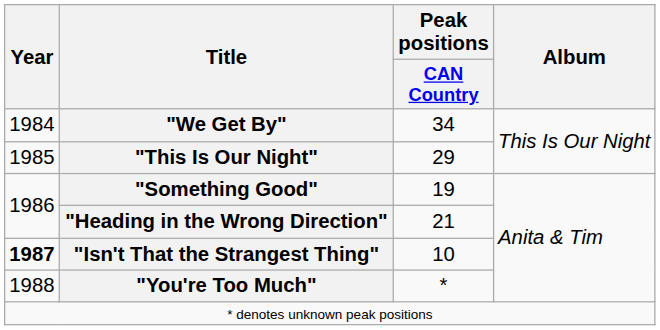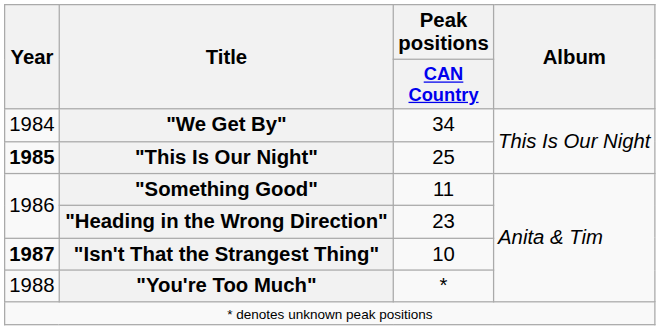(32, 157) normal -> (32, 157) bold
(444, 157) 29 -> (444, 157) 25
(444, 189) 19 -> (444, 189) 11
(444, 221) 21 -> (444, 221) 23
